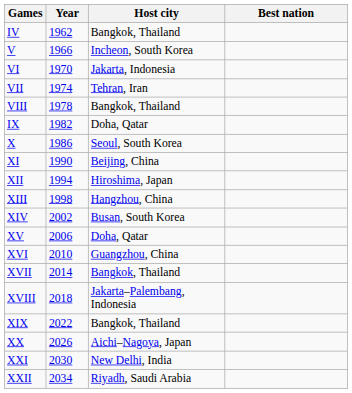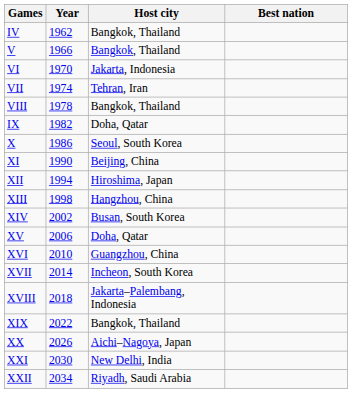(142, 50) Incheon, South Korea -> (135, 50) Bangkok, Thailand
(135, 273) Bangkok, Thailand -> (142, 273) Incheon, South Korea
